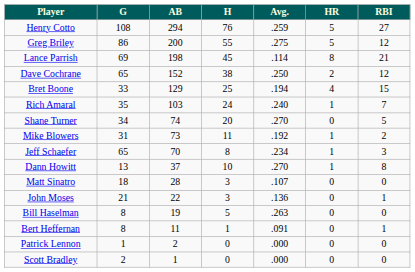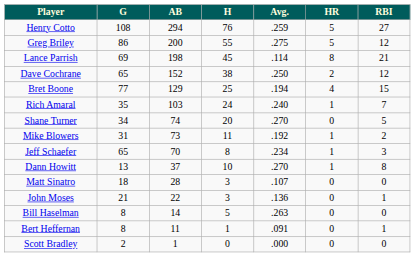(123, 89) 33 -> (123, 89) 77
(175, 213) 19 -> (175, 213) 14
- row: (51, 244)
